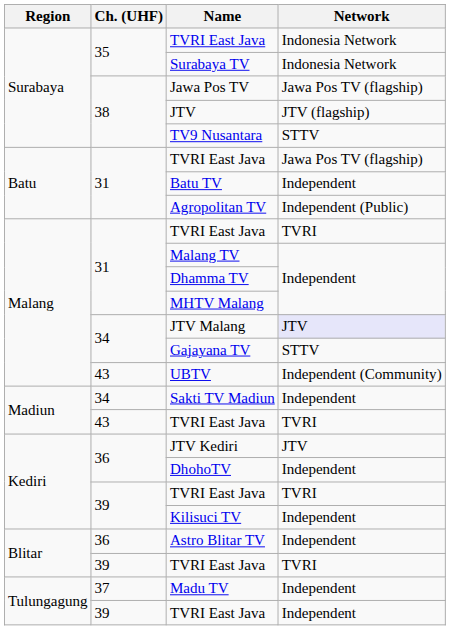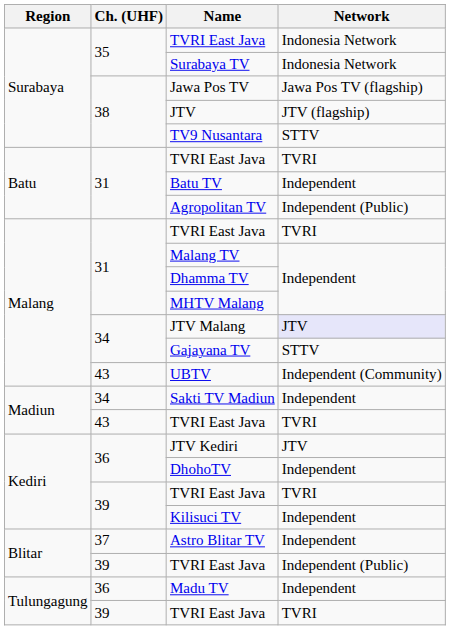(352, 159) Jawa Pos TV (flagship) -> (299, 159) TVRI
(102, 541) 36 -> (102, 541) 37
(299, 565) TVRI -> (345, 565) Independent (Public)
(102, 588) 37 -> (102, 588) 36
(319, 612) Independent -> (299, 612) TVRI
